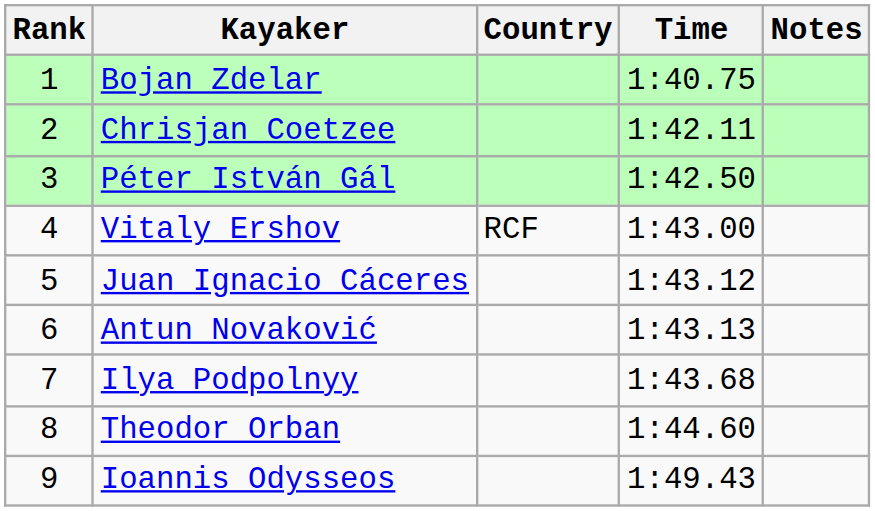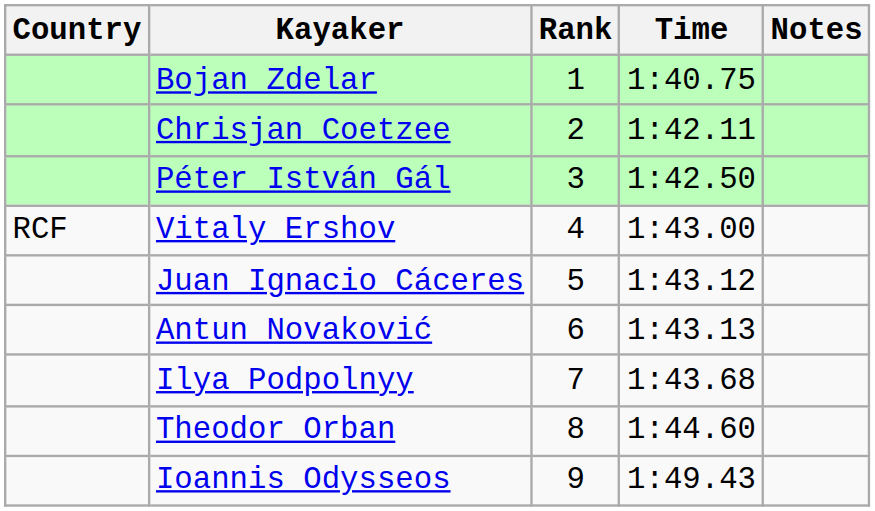columns swapped: (49, 30) <-> (548, 30)
